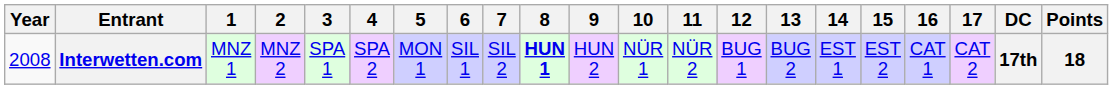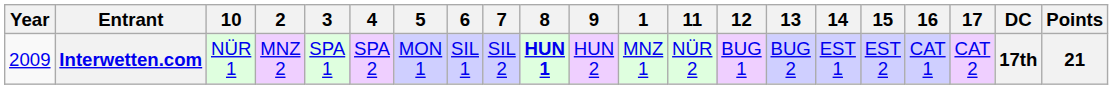columns swapped: (231, 19) <-> (643, 19)
(30, 59) 2008 -> (30, 59) 2009
(1075, 59) 18 -> (1075, 59) 21
